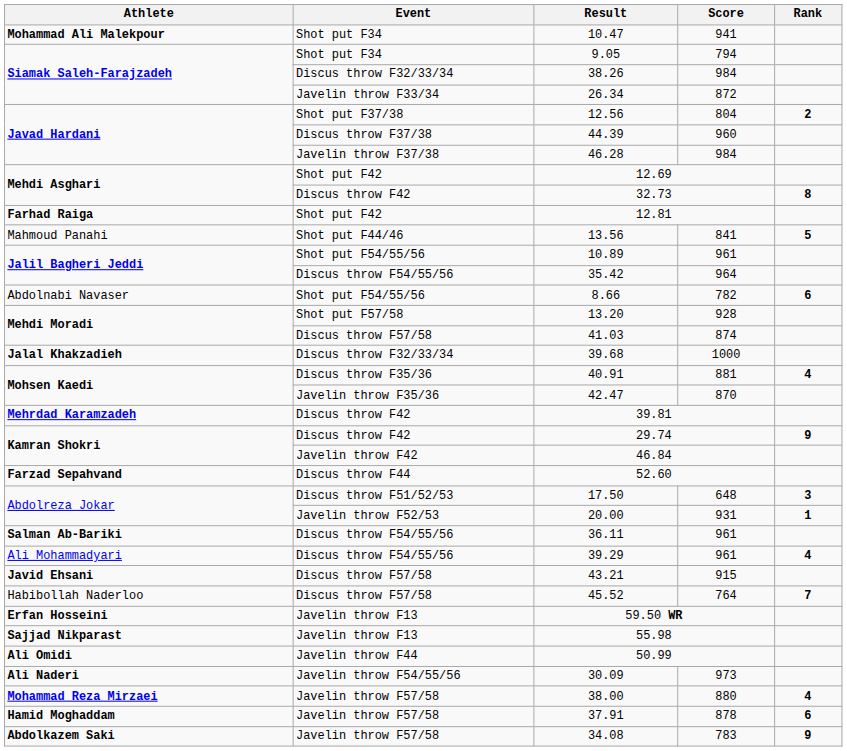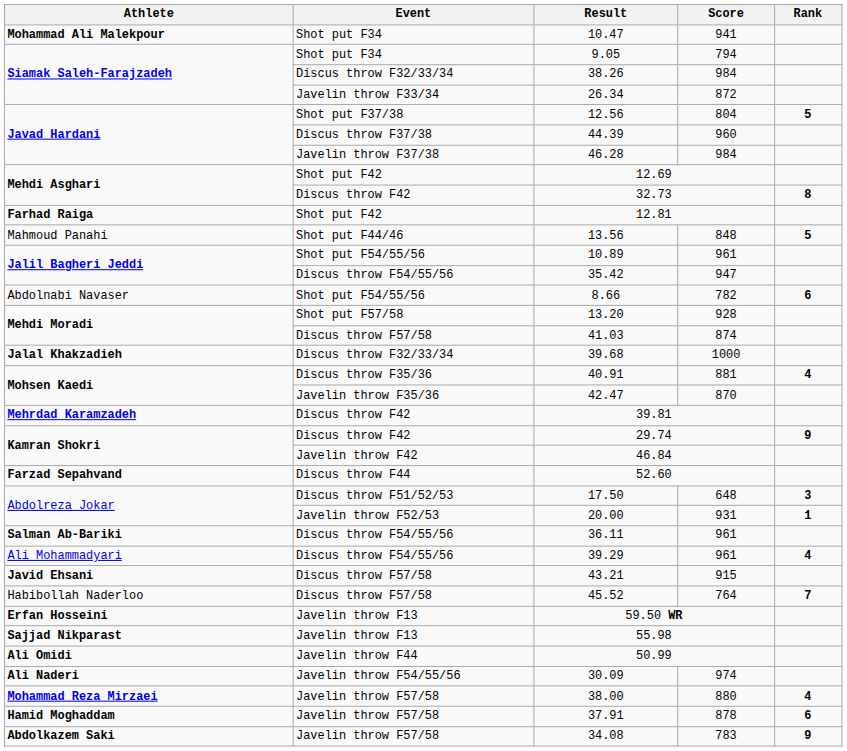(808, 114) 2 -> (808, 114) 5
(726, 235) 841 -> (726, 235) 848
(726, 275) 964 -> (726, 275) 947
(726, 676) 973 -> (726, 676) 974
